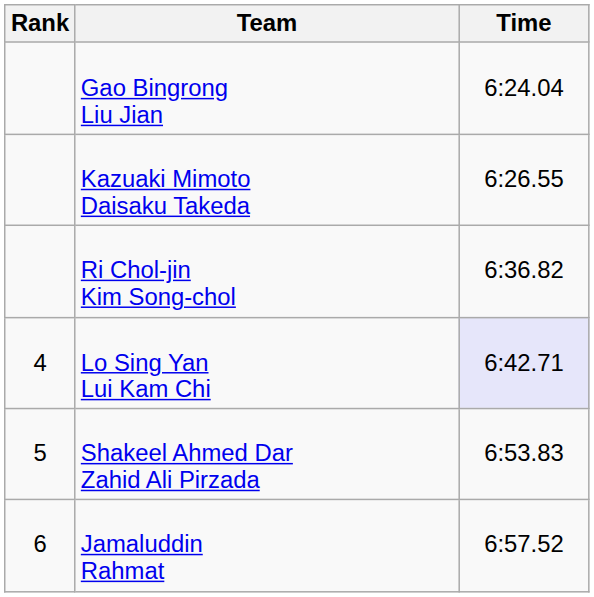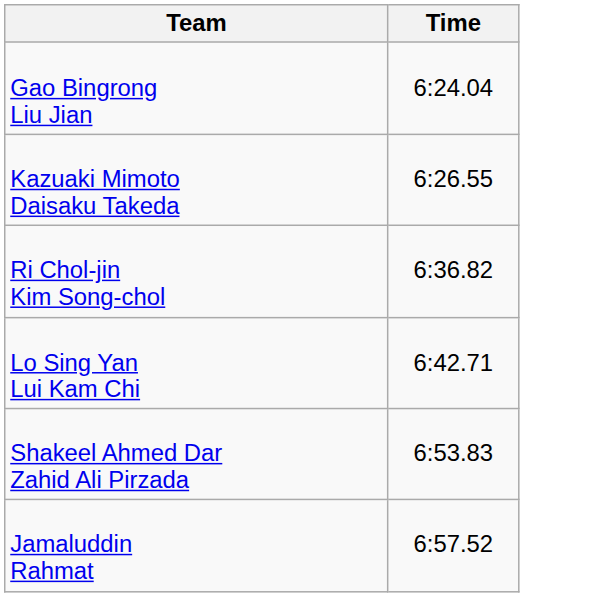- column: (40, 23)
(524, 362) lavender background -> (453, 362) no background
